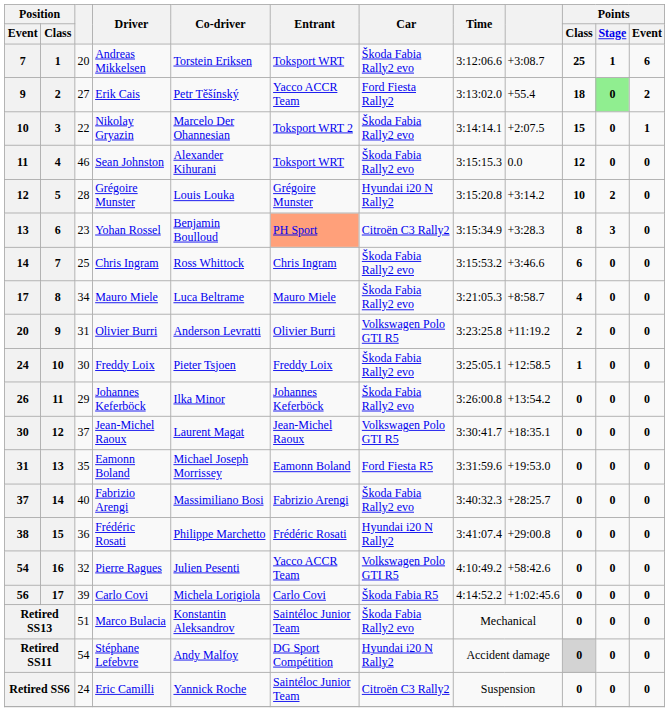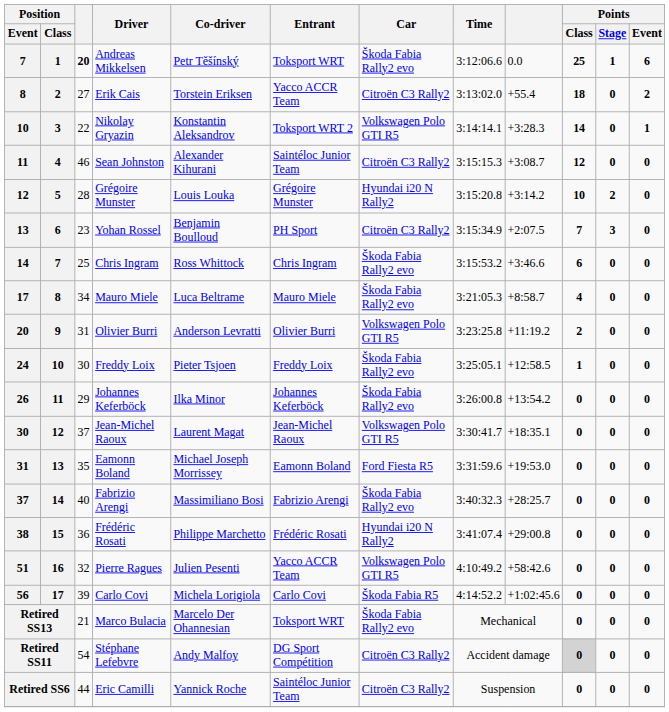(84, 60) normal -> (84, 60) bold
(213, 60) Torstein Eriksen -> (206, 60) Petr Těšínský
(526, 60) +3:08.7 -> (515, 60) 0.0
(23, 94) 9 -> (23, 94) 8
(206, 94) Petr Těšínský -> (213, 94) Torstein Eriksen
(389, 94) Ford Fiesta Rally2 -> (406, 94) Citroën C3 Rally2
(612, 94) lightgreen background -> (612, 94) no background
(204, 128) Marcelo Der Ohannesian -> (204, 128) Konstantin Aleksandrov
(392, 128) Škoda Fabia Rally2 evo -> (403, 128) Volkswagen Polo GTI R5
(526, 128) +2:07.5 -> (526, 128) +3:28.3
(579, 128) 15 -> (579, 128) 14
(309, 161) Toksport WRT -> (312, 161) Saintéloc Junior Team
(392, 161) Škoda Fabia Rally2 evo -> (406, 161) Citroën C3 Rally2
(515, 161) 0.0 -> (526, 161) +3:08.7
(295, 229) lightsalmon background -> (295, 229) no background
(526, 229) +3:28.3 -> (526, 229) +2:07.5
(579, 229) 8 -> (579, 229) 7
(23, 567) 54 -> (23, 567) 51
(84, 621) 51 -> (84, 621) 21
(204, 621) Konstantin Aleksandrov -> (204, 621) Marcelo Der Ohannesian
(312, 621) Saintéloc Junior Team -> (309, 621) Toksport WRT
(397, 655) Hyundai i20 N Rally2 -> (406, 655) Citroën C3 Rally2
(84, 689) 24 -> (84, 689) 44
